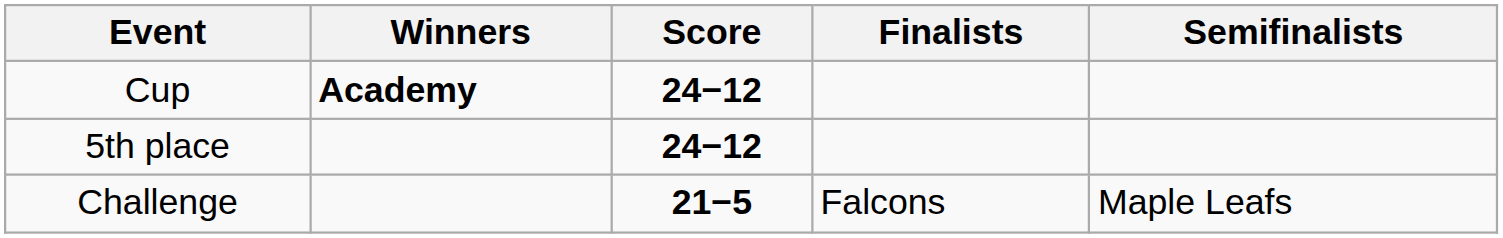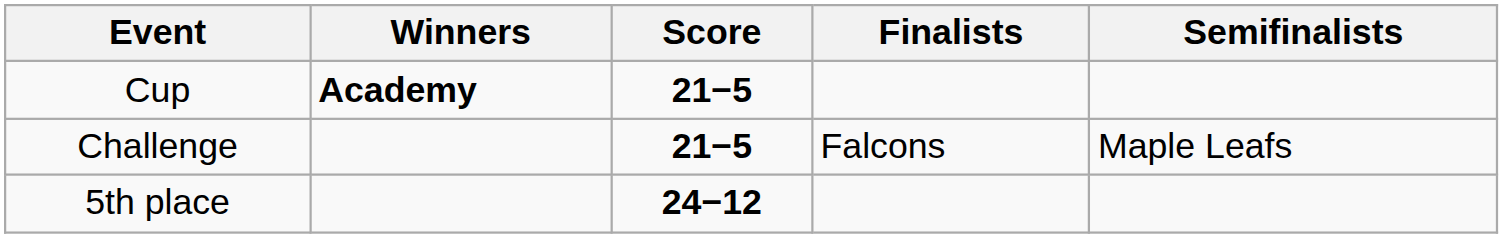(712, 89) 24−12 -> (712, 89) 21−5
rows swapped: (158, 145) <-> (158, 202)
